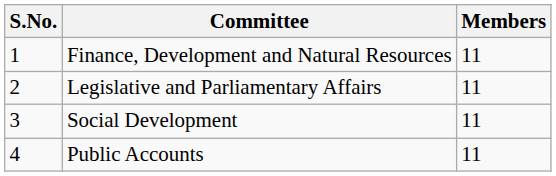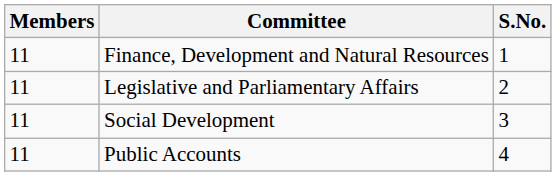columns swapped: (33, 21) <-> (504, 21)
